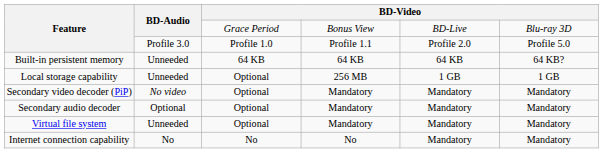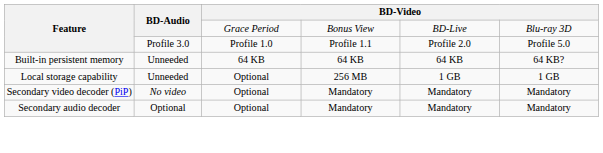- row: (69, 124)
- row: (69, 140)
